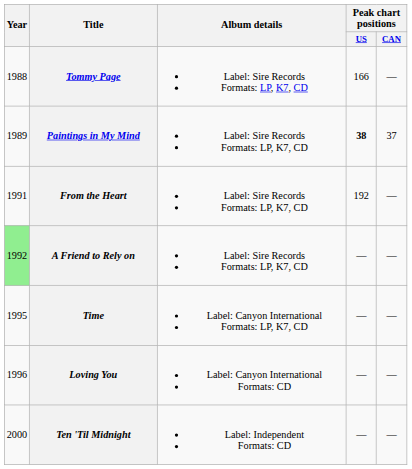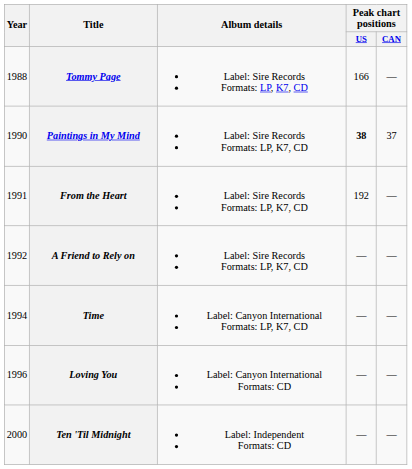(17, 136) 1989 -> (17, 136) 1990
(17, 255) lightgreen background -> (17, 255) no background
(17, 315) 1995 -> (17, 315) 1994
